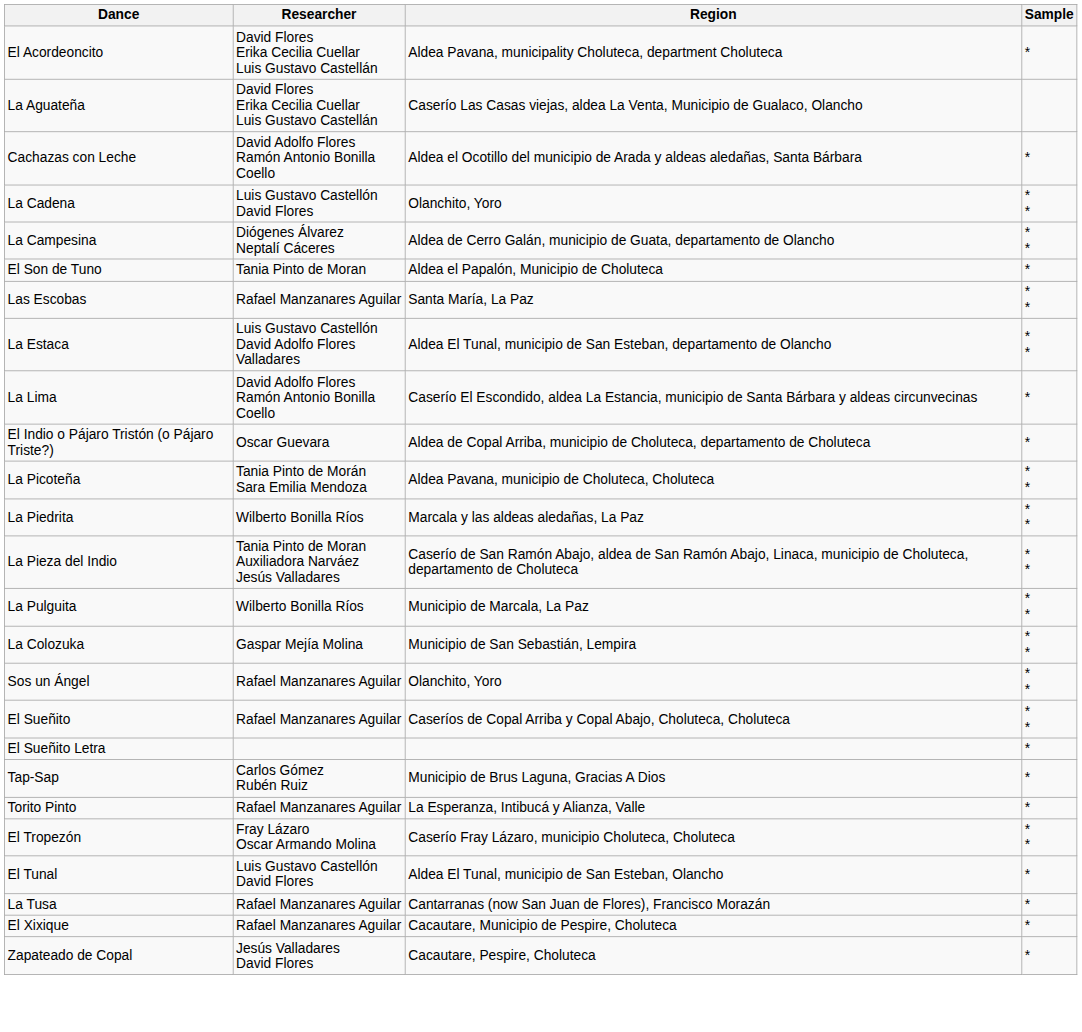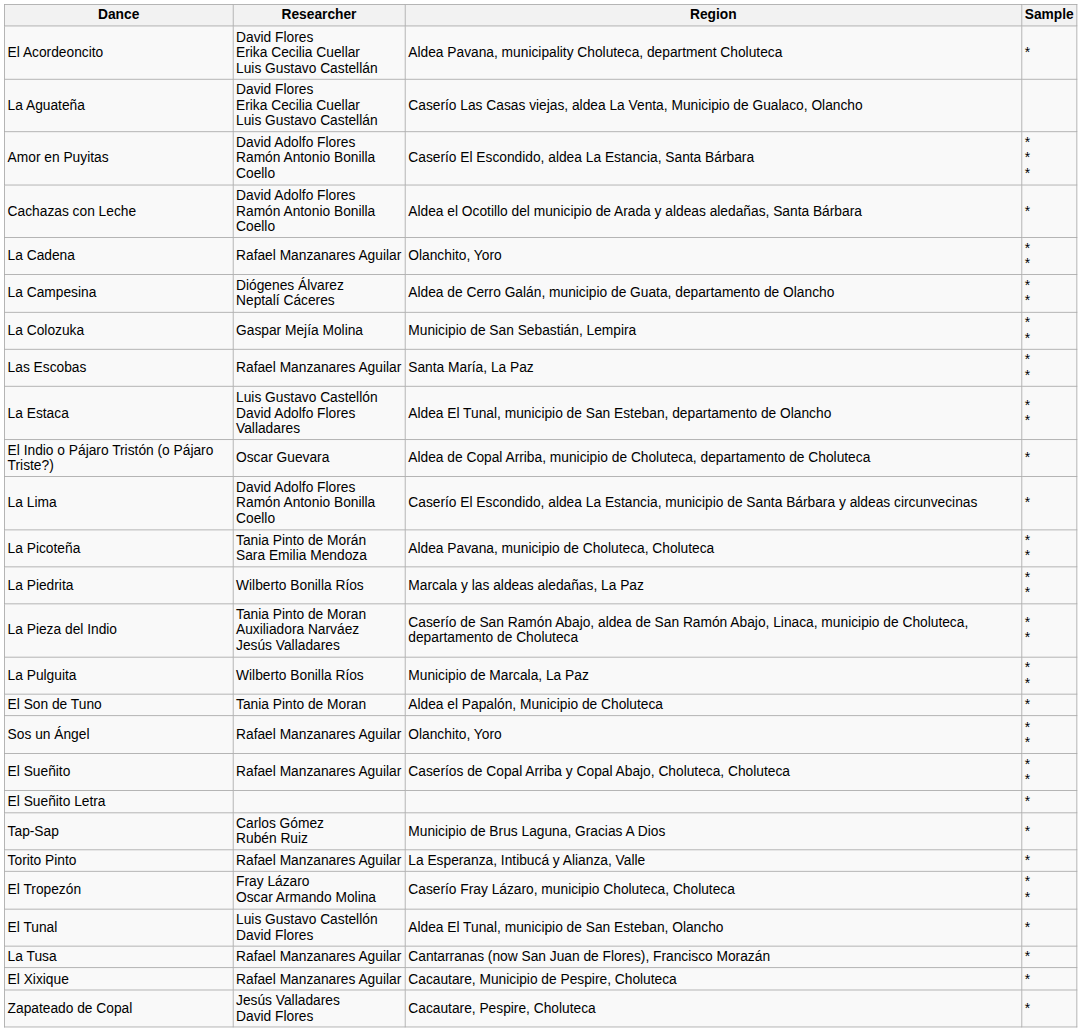+ row: (58, 158)
(307, 203) Luis Gustavo Castellón David Flores -> (319, 256) Rafael Manzanares Aguilar
rows swapped: (46, 644) <-> (55, 270)
rows swapped: (110, 442) <-> (32, 397)
